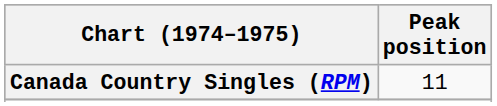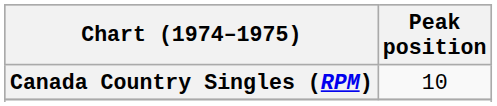(435, 82) 11 -> (435, 82) 10
